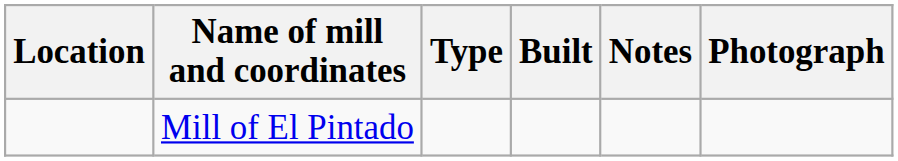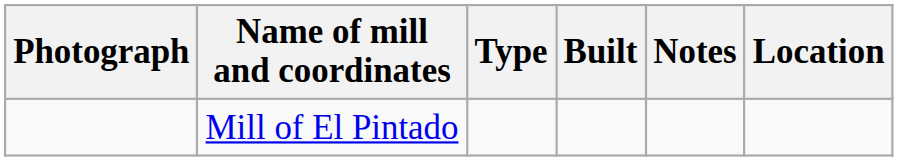columns swapped: (79, 51) <-> (796, 51)
